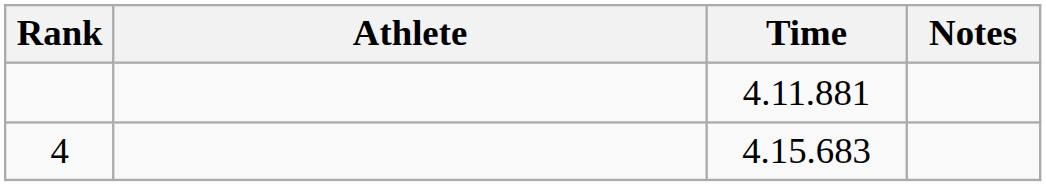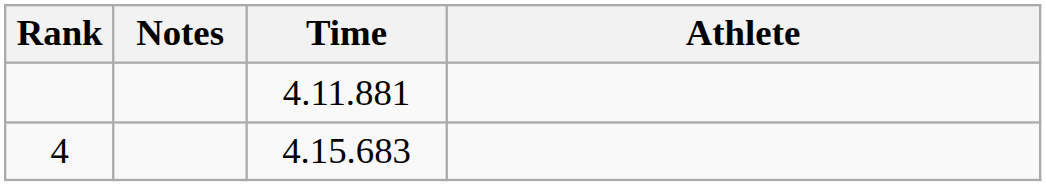columns swapped: (410, 33) <-> (973, 33)
